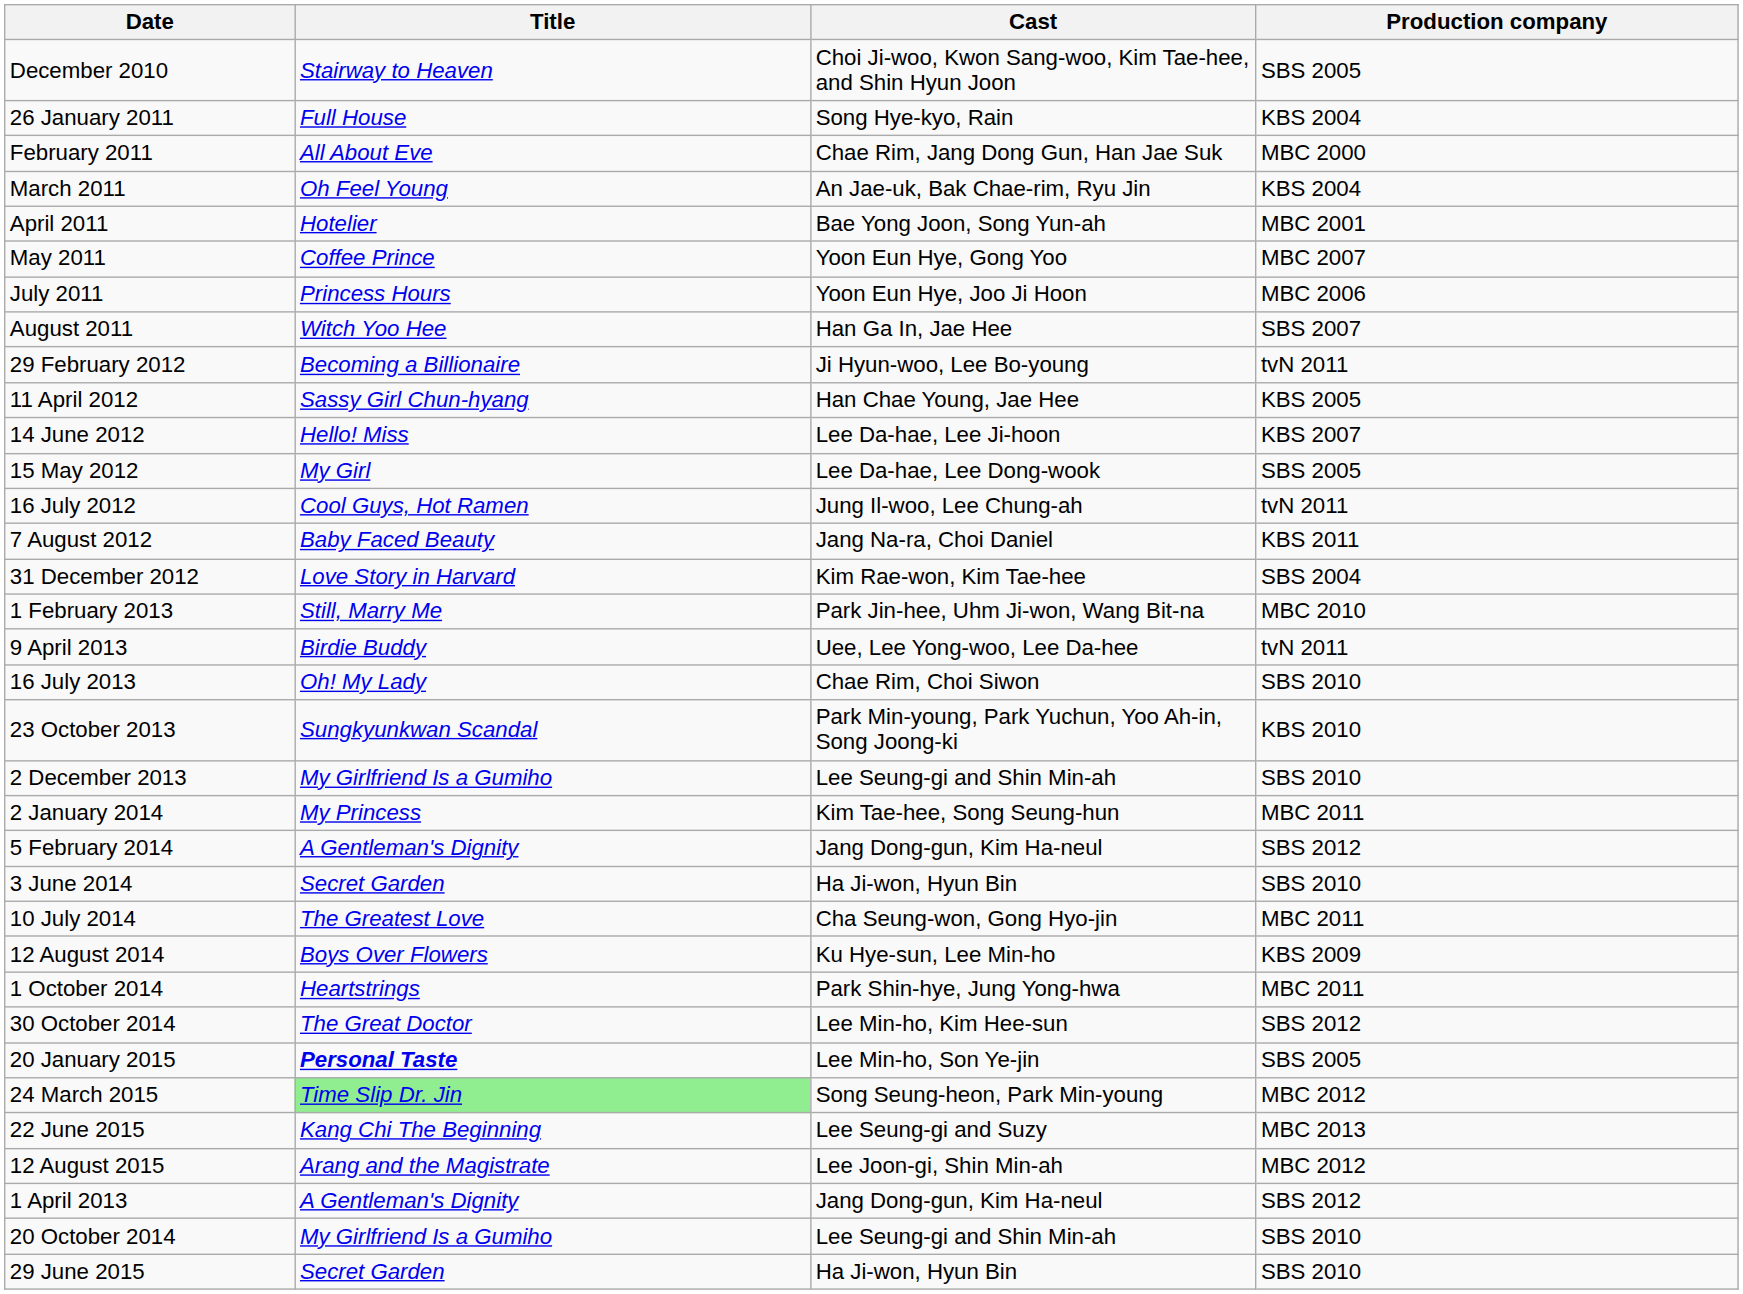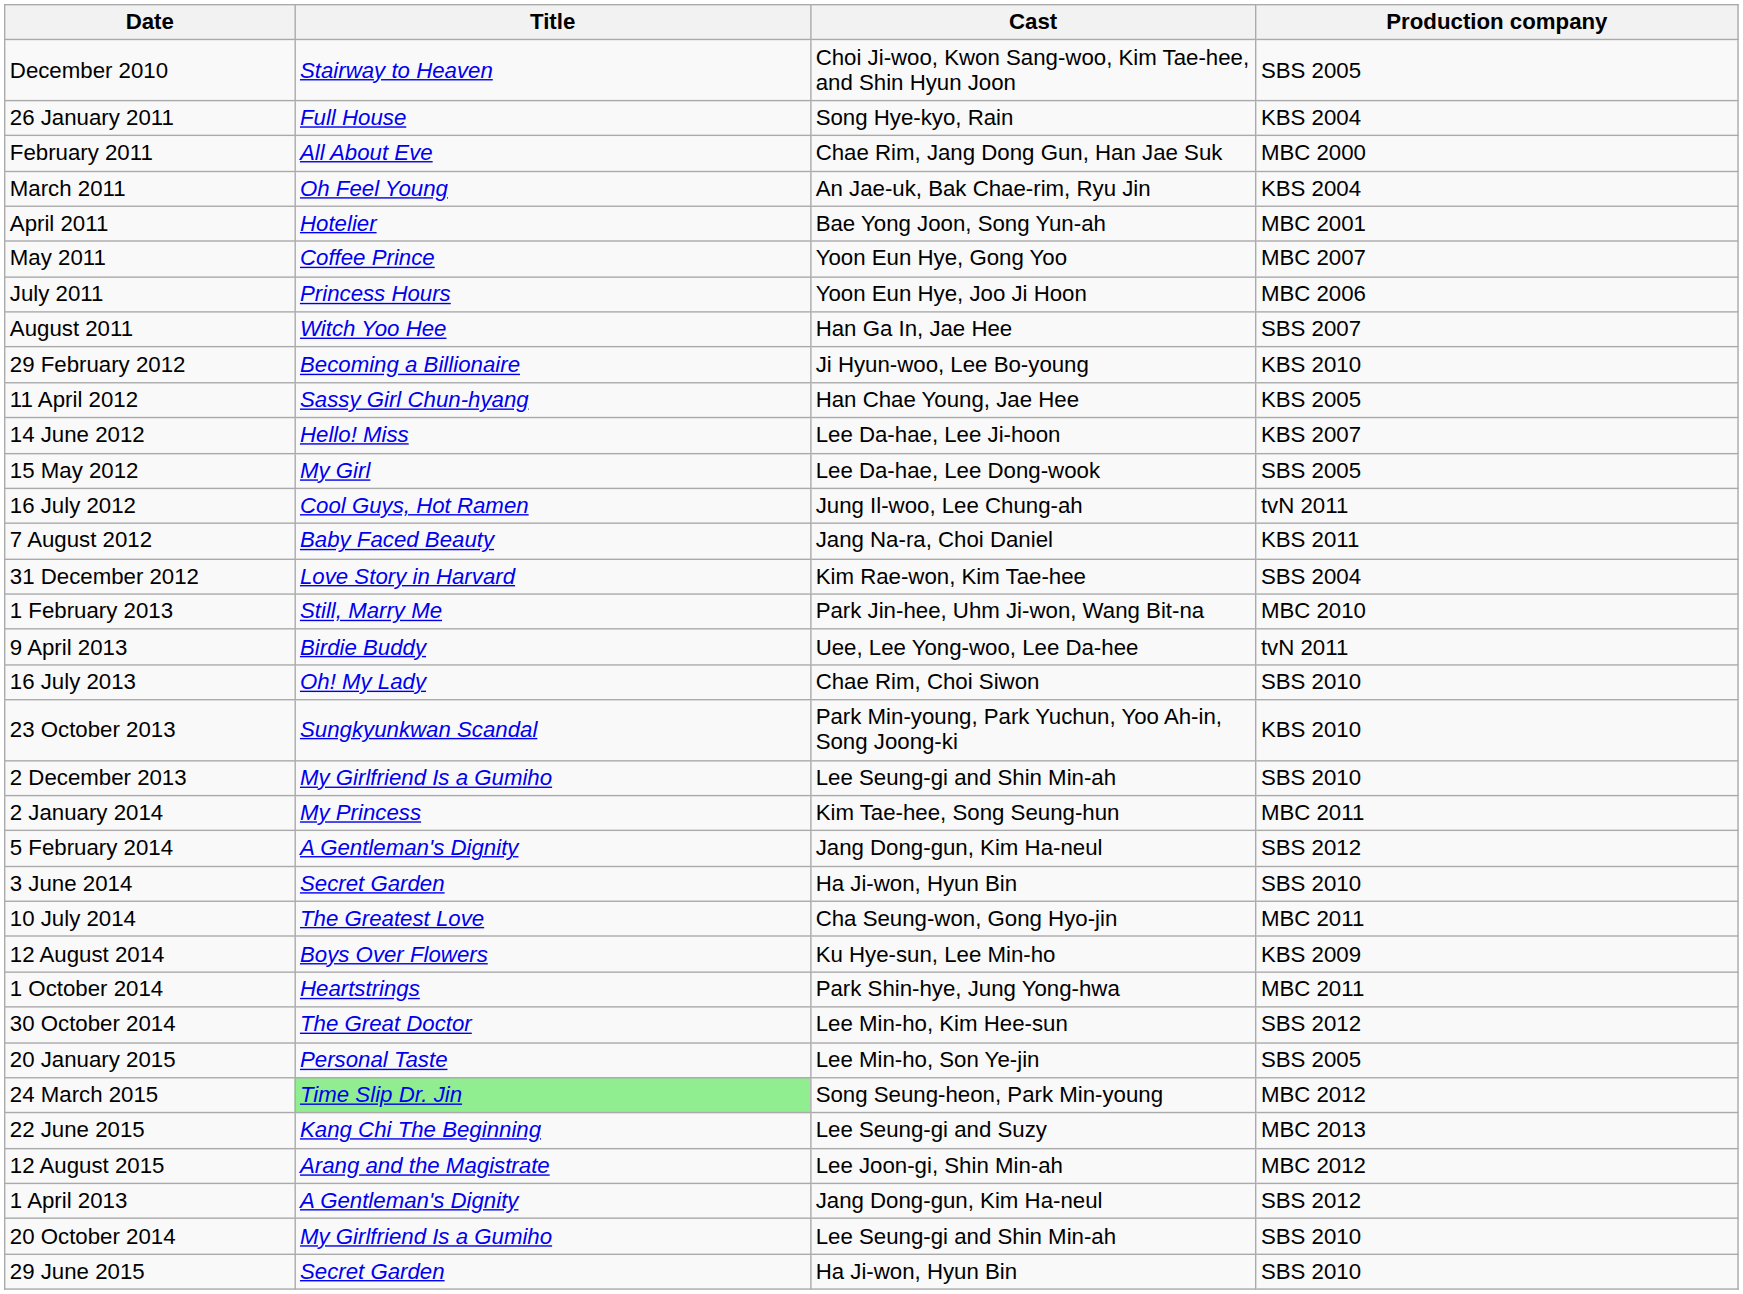(1305, 364) tvN 2011 -> (1311, 364) KBS 2010
(379, 1059) bold -> (374, 1059) normal
